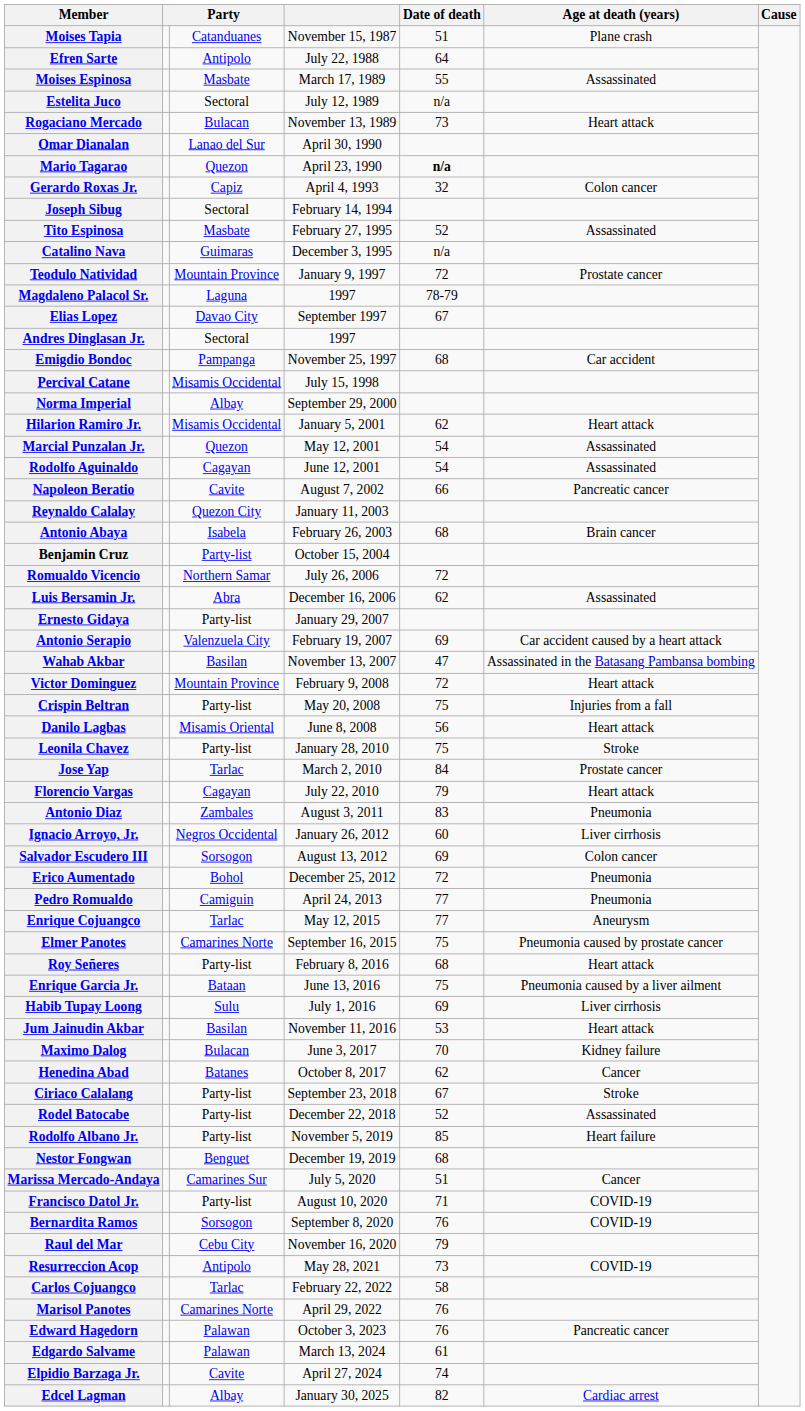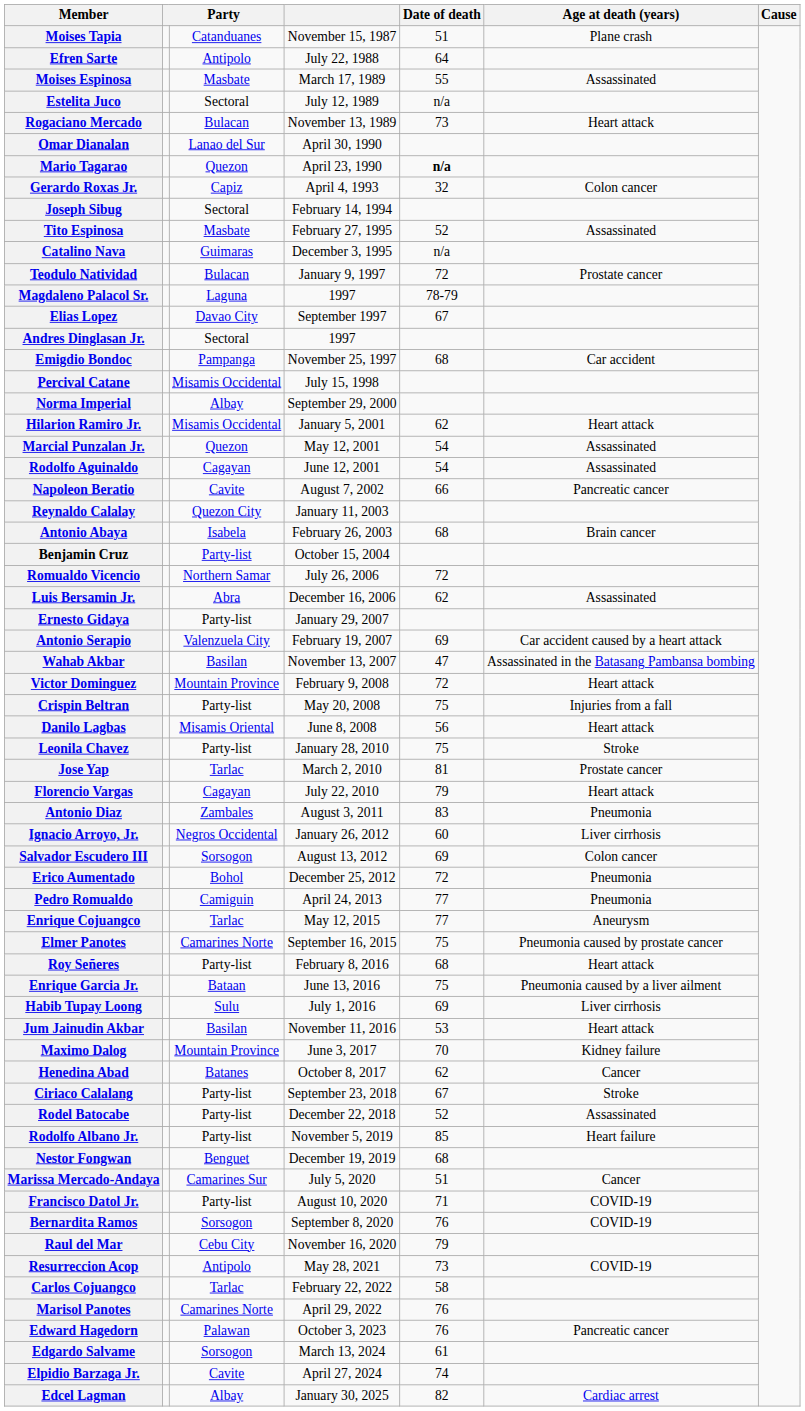(227, 274) Mountain Province -> (227, 274) Bulacan
(442, 770) 84 -> (442, 770) 81
(227, 1050) Bulacan -> (227, 1050) Mountain Province
(227, 1352) Palawan -> (227, 1352) Sorsogon
